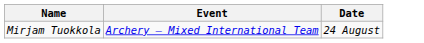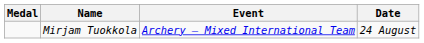+ column: (23, 13)
